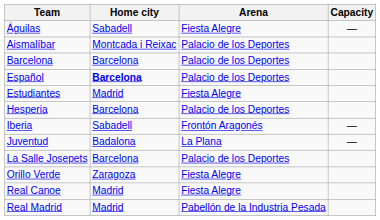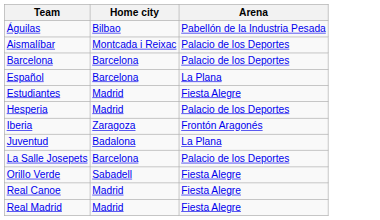- column: (352, 12)
(112, 28) Sabadell -> (106, 28) Bilbao
(211, 28) Fiesta Alegre -> (253, 28) Pabellón de la Industria Pesada
(117, 77) bold -> (115, 77) normal
(235, 77) Palacio de los Deportes -> (201, 77) La Plana
(115, 110) Barcelona -> (108, 110) Madrid
(112, 126) Sabadell -> (114, 126) Zaragoza
(114, 175) Zaragoza -> (112, 175) Sabadell
(253, 207) Pabellón de la Industria Pesada -> (211, 207) Fiesta Alegre
